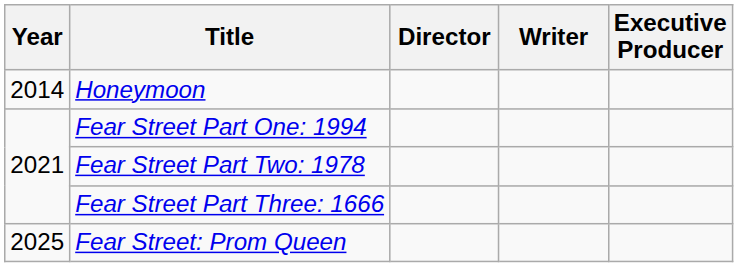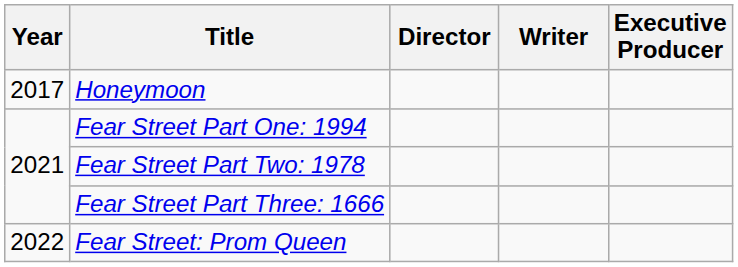(37, 89) 2014 -> (37, 89) 2017
(37, 242) 2025 -> (37, 242) 2022
